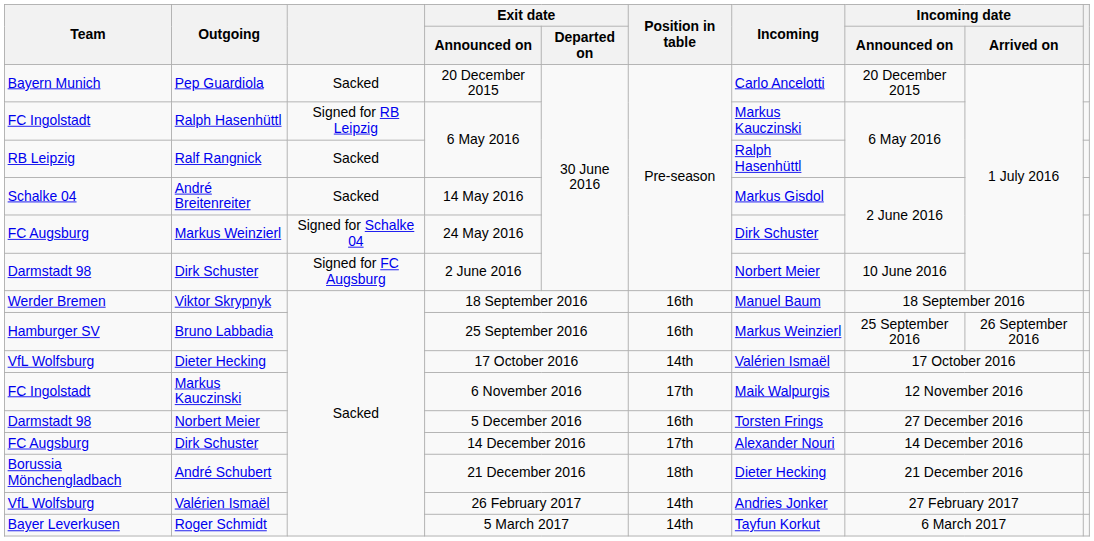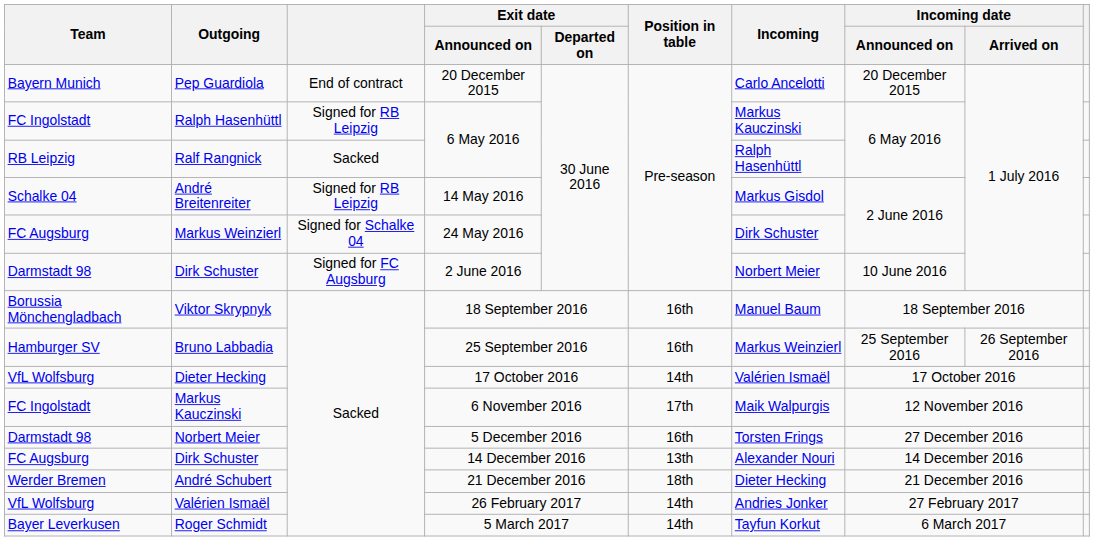(356, 83) Sacked -> (356, 83) End of contract
(356, 196) Sacked -> (356, 196) Signed for RB Leipzig
(57, 301) Werder Bremen -> (65, 309) Borussia Mönchengladbach
(680, 443) 17th -> (680, 459) 13th
(65, 473) Borussia Mönchengladbach -> (57, 481) Werder Bremen
